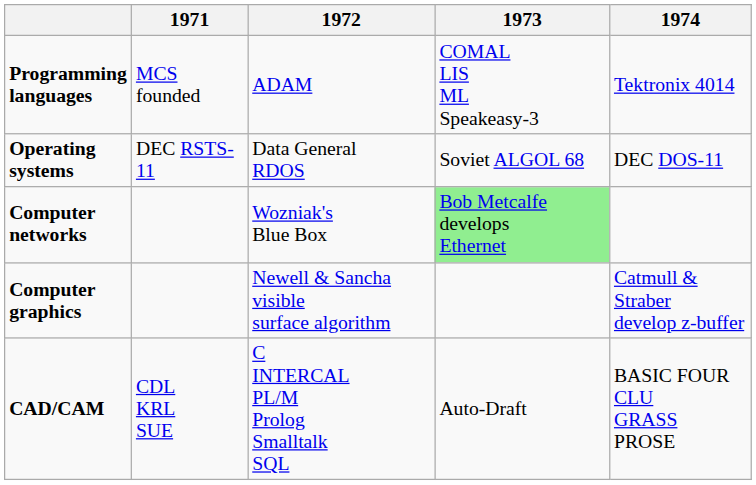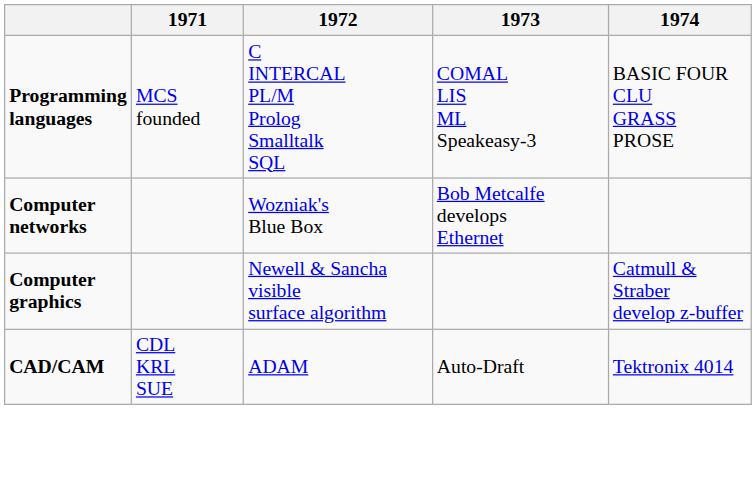(282, 84) ADAM -> (297, 106) C INTERCAL PL/M Prolog Smalltalk SQL
(674, 84) Tektronix 4014 -> (671, 106) BASIC FOUR CLU GRASS PROSE
- row: (52, 160)
(493, 224) lightgreen background -> (491, 215) no background
(301, 408) C INTERCAL PL/M Prolog Smalltalk SQL -> (278, 366) ADAM
(672, 408) BASIC FOUR CLU GRASS PROSE -> (673, 366) Tektronix 4014
